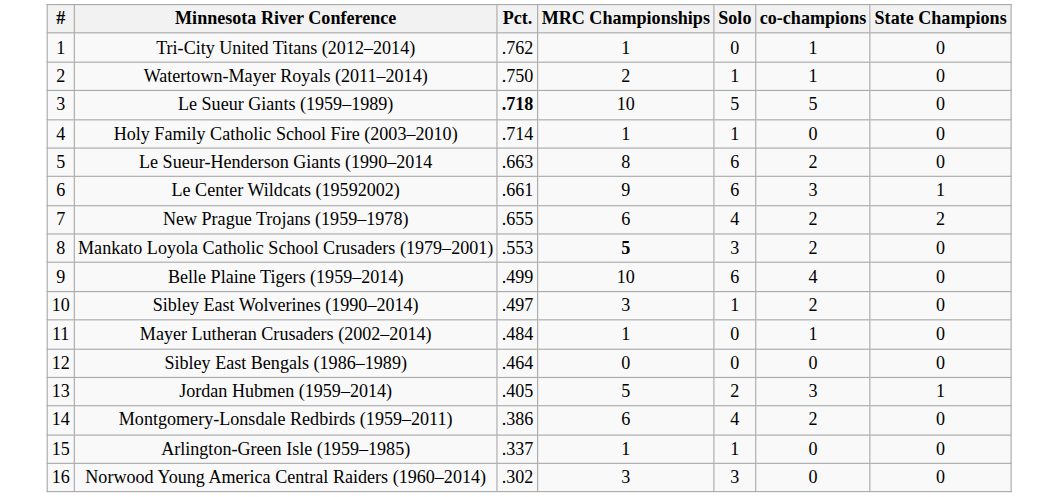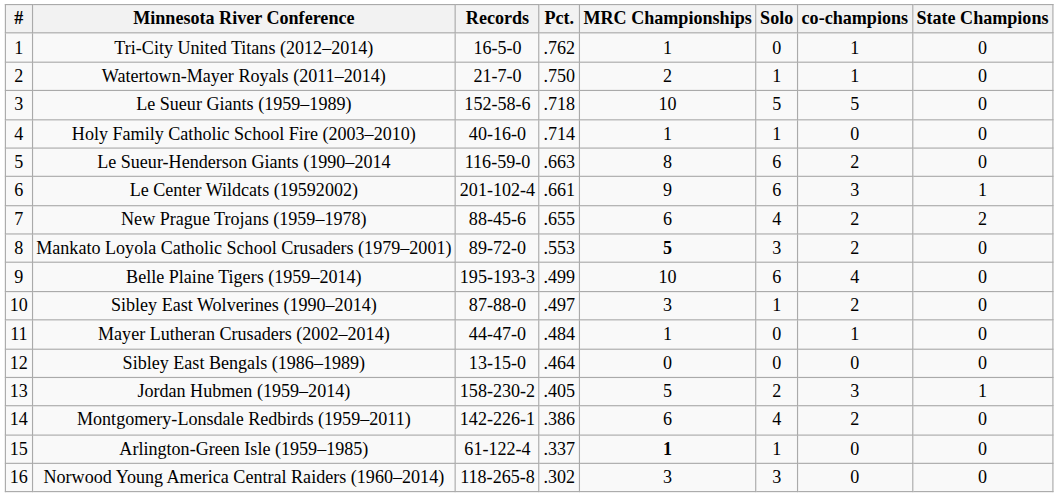+ column: (497, 18)
(517, 104) bold -> (559, 104) normal
(626, 448) normal -> (668, 448) bold
